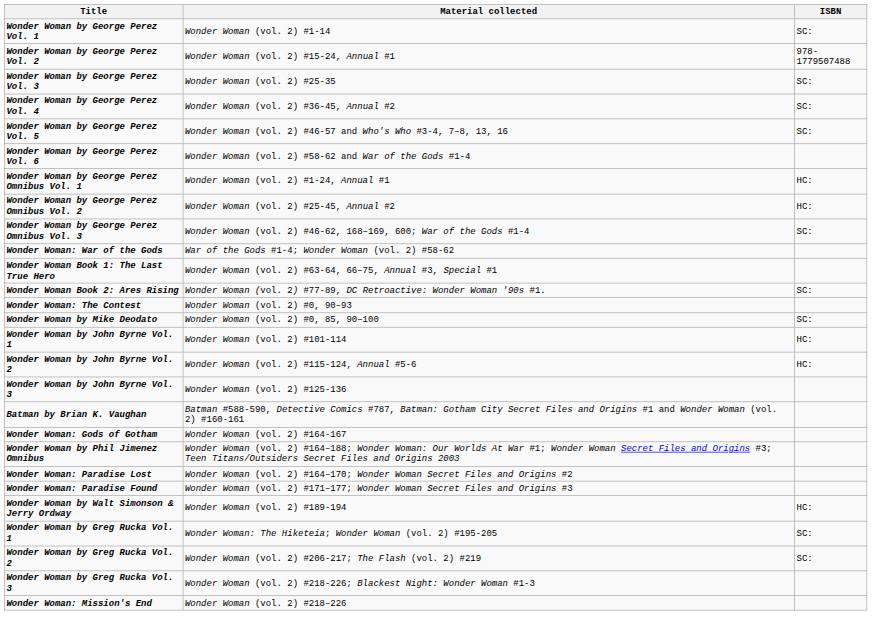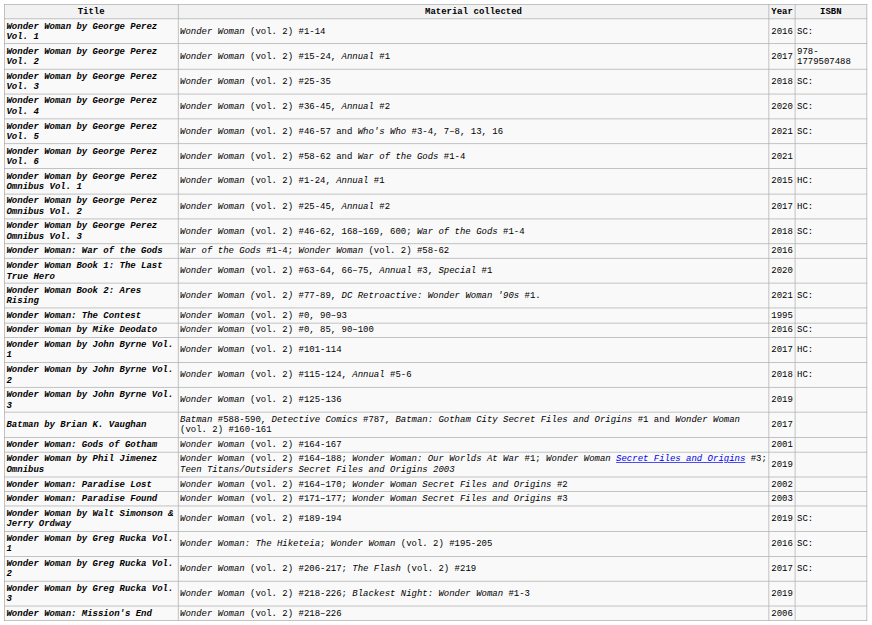+ column: (782, 12)
(805, 508) HC: -> (805, 519) SC:
